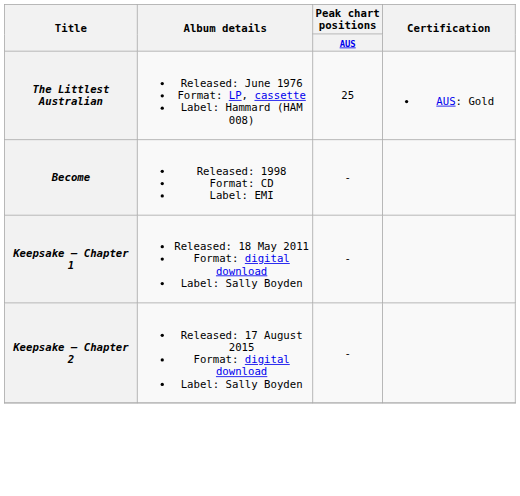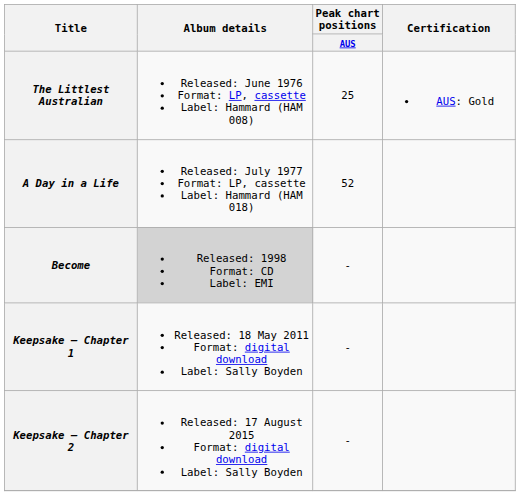+ row: (71, 183)
(225, 183) no background -> (225, 271) lightgrey background
